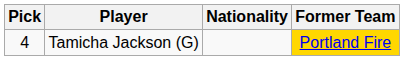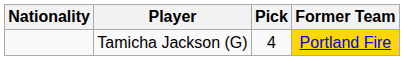columns swapped: (25, 17) <-> (247, 17)
